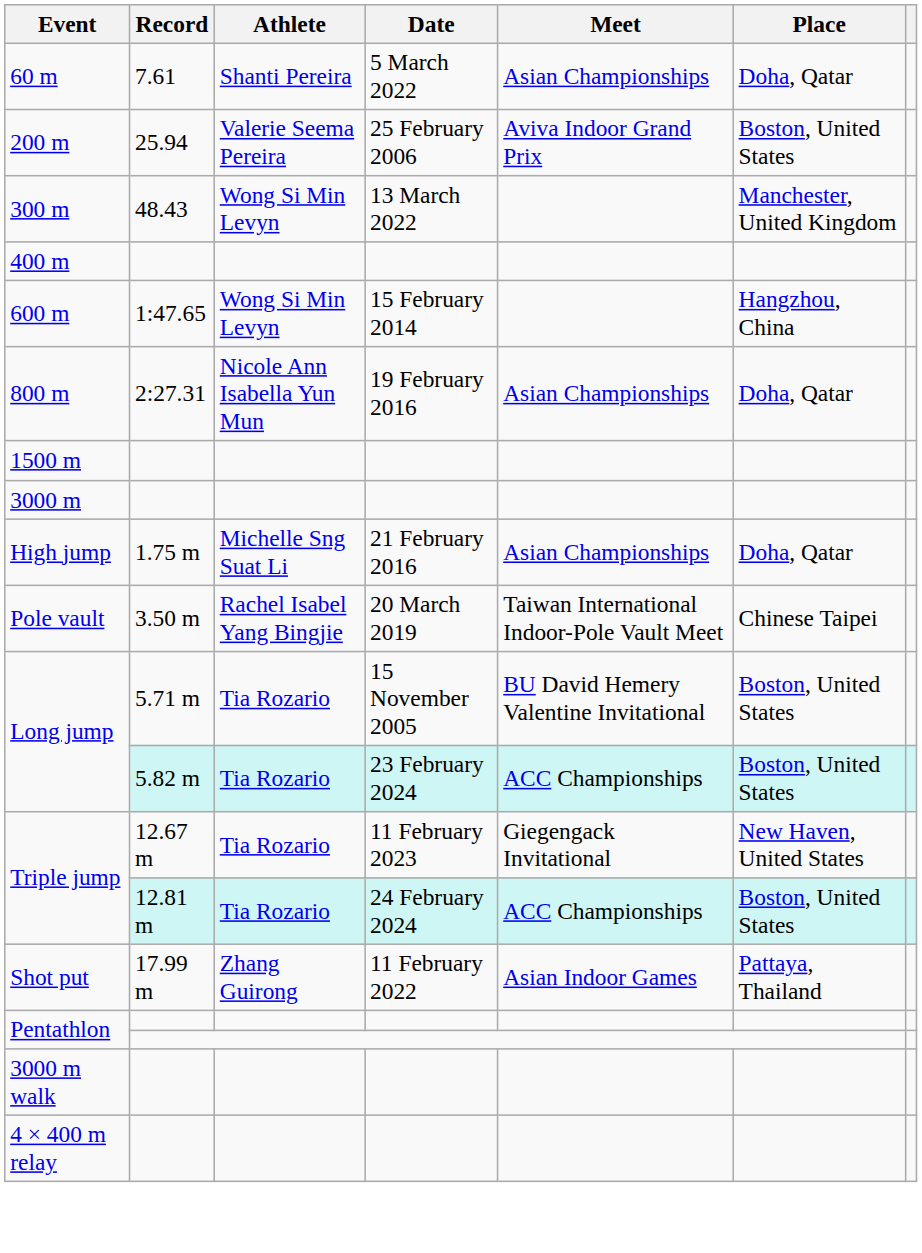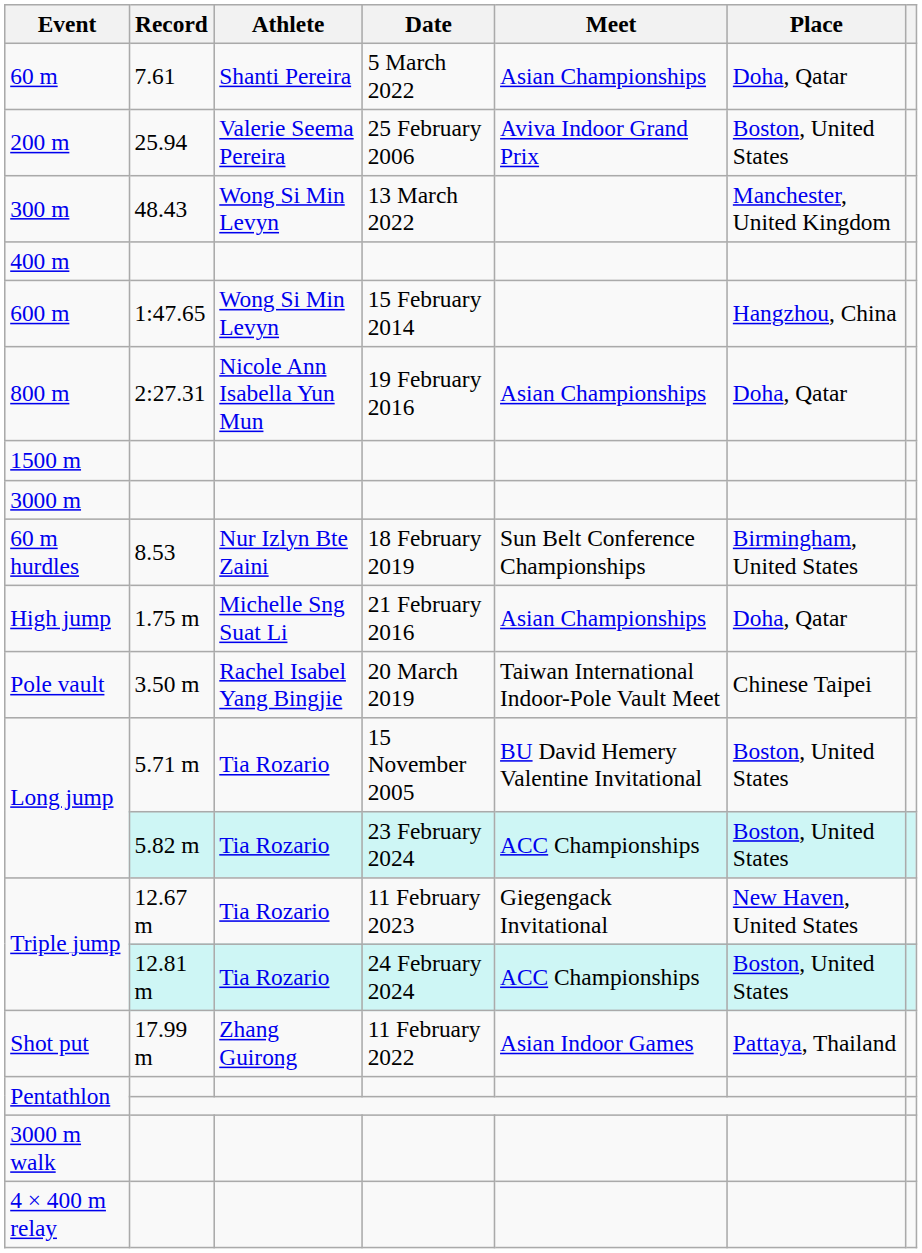+ row: (45, 551)
